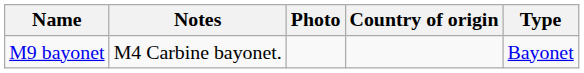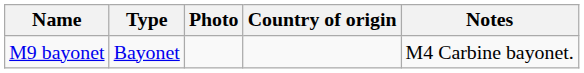columns swapped: (541, 20) <-> (198, 20)
